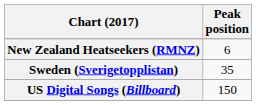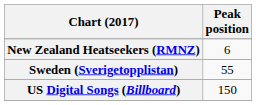(227, 69) 35 -> (227, 69) 55
